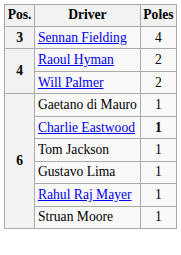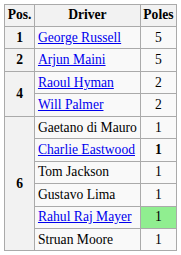+ row: (80, 37)
+ row: (72, 60)
- row: (82, 37)
(158, 194) no background -> (158, 217) lightgreen background
